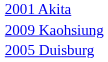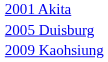rows swapped: (50, 50) <-> (54, 29)
